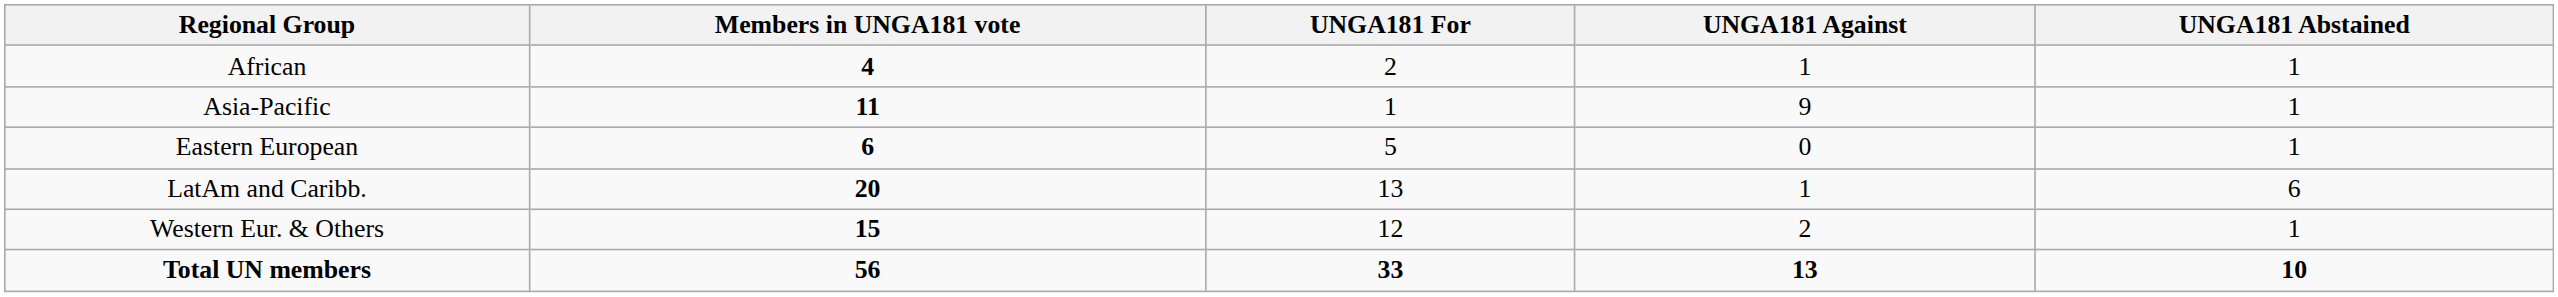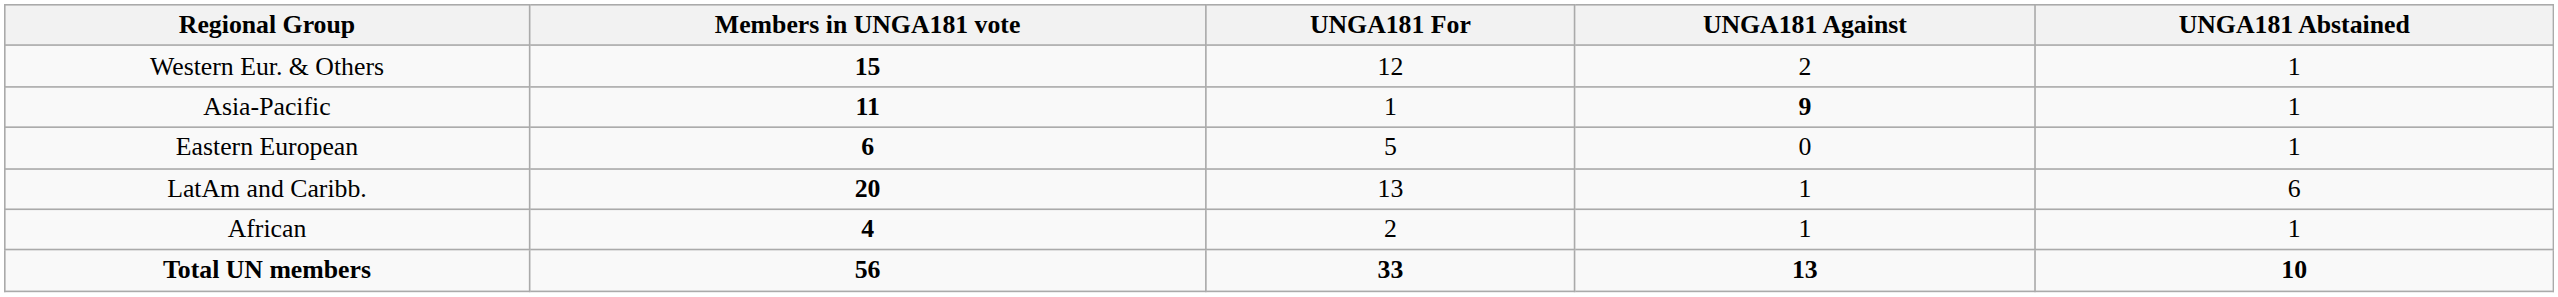rows swapped: (267, 65) <-> (267, 229)
(1805, 106) normal -> (1805, 106) bold
